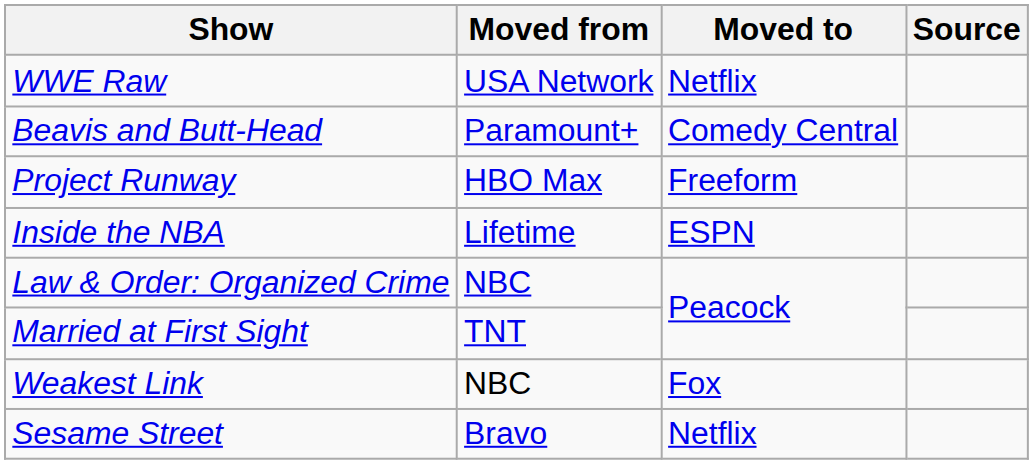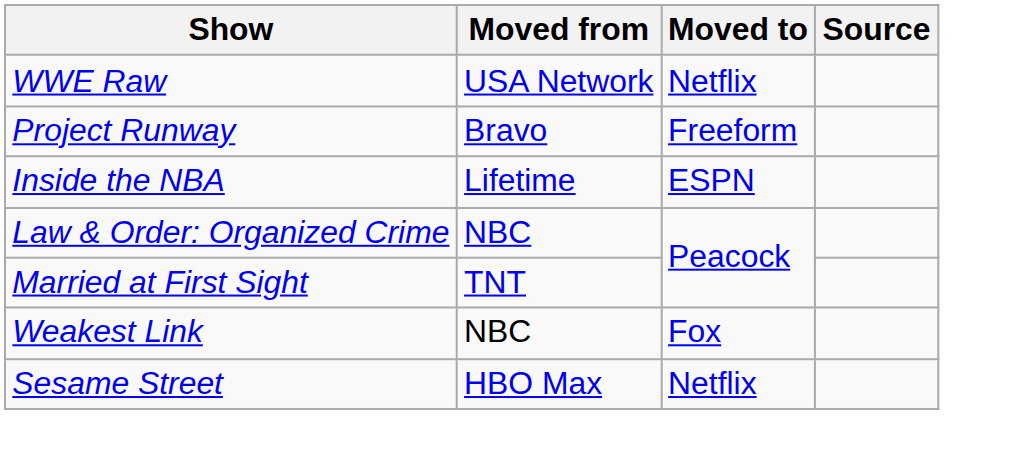- row: (167, 130)
(533, 181) HBO Max -> (506, 130) Bravo
(506, 433) Bravo -> (533, 383) HBO Max
